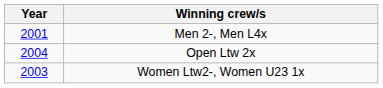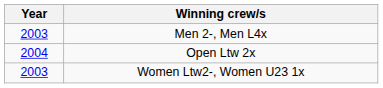(34, 33) 2001 -> (34, 33) 2003
